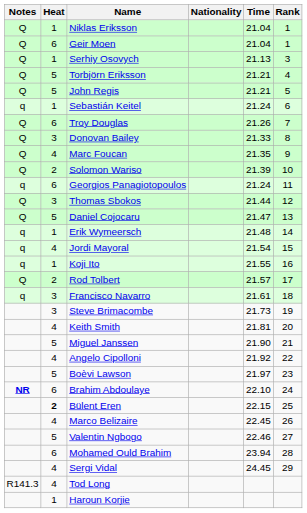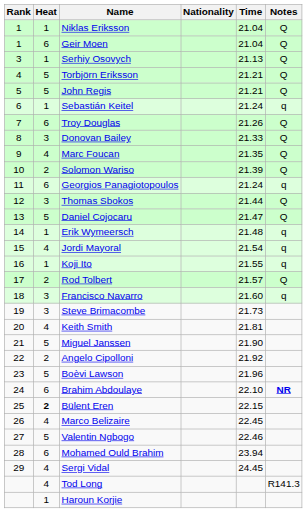columns swapped: (288, 12) <-> (23, 12)
(258, 295) 21.61 -> (251, 295) 21.60
(54, 358) 4 -> (46, 358) 2
(258, 374) 21.97 -> (251, 374) 21.96
